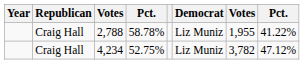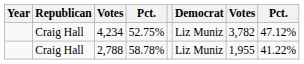rows swapped: (110, 50) <-> (110, 31)
